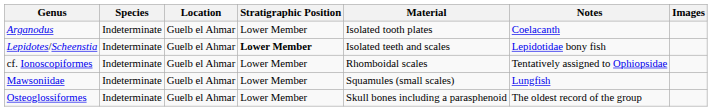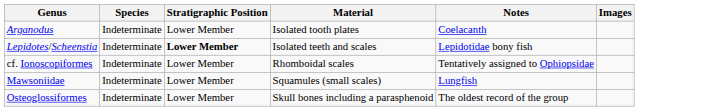- column: (201, 13)
